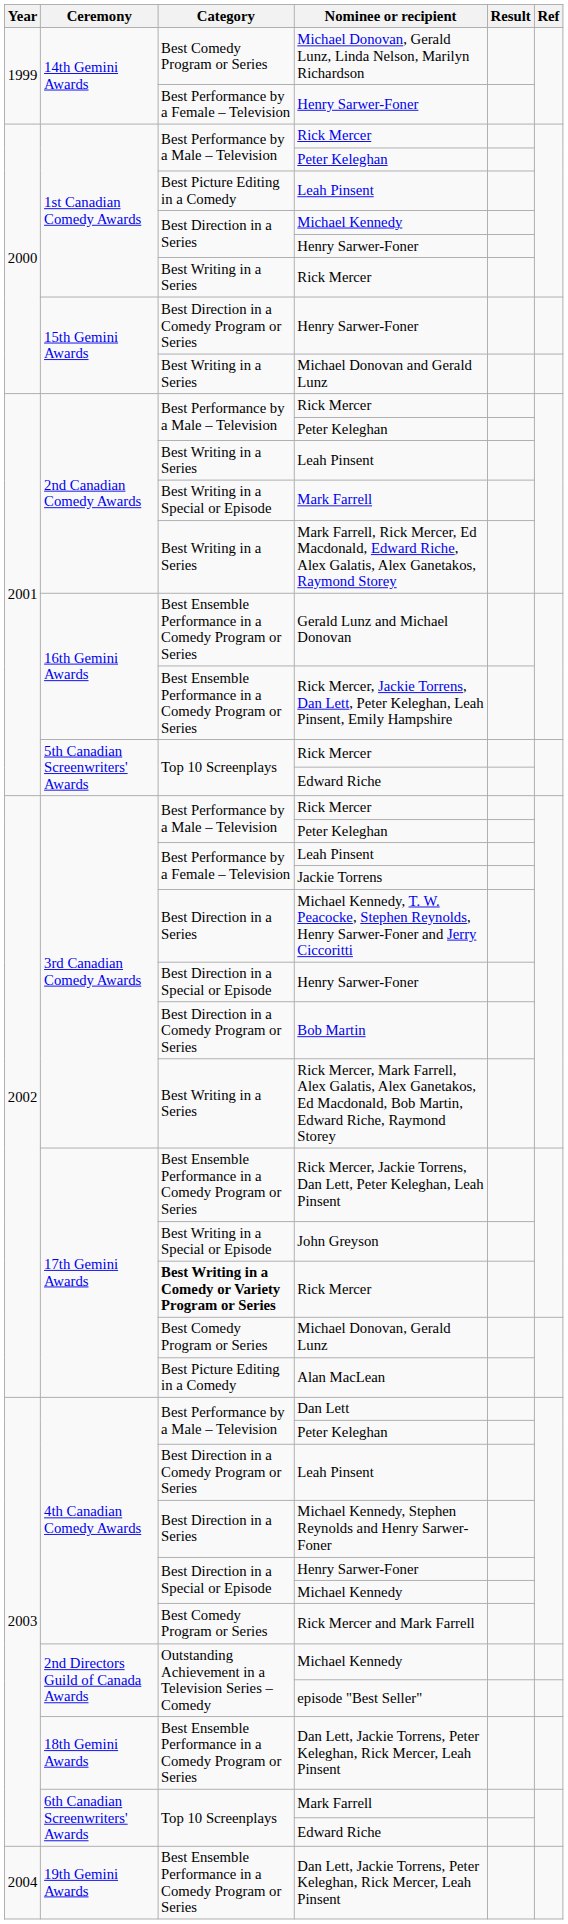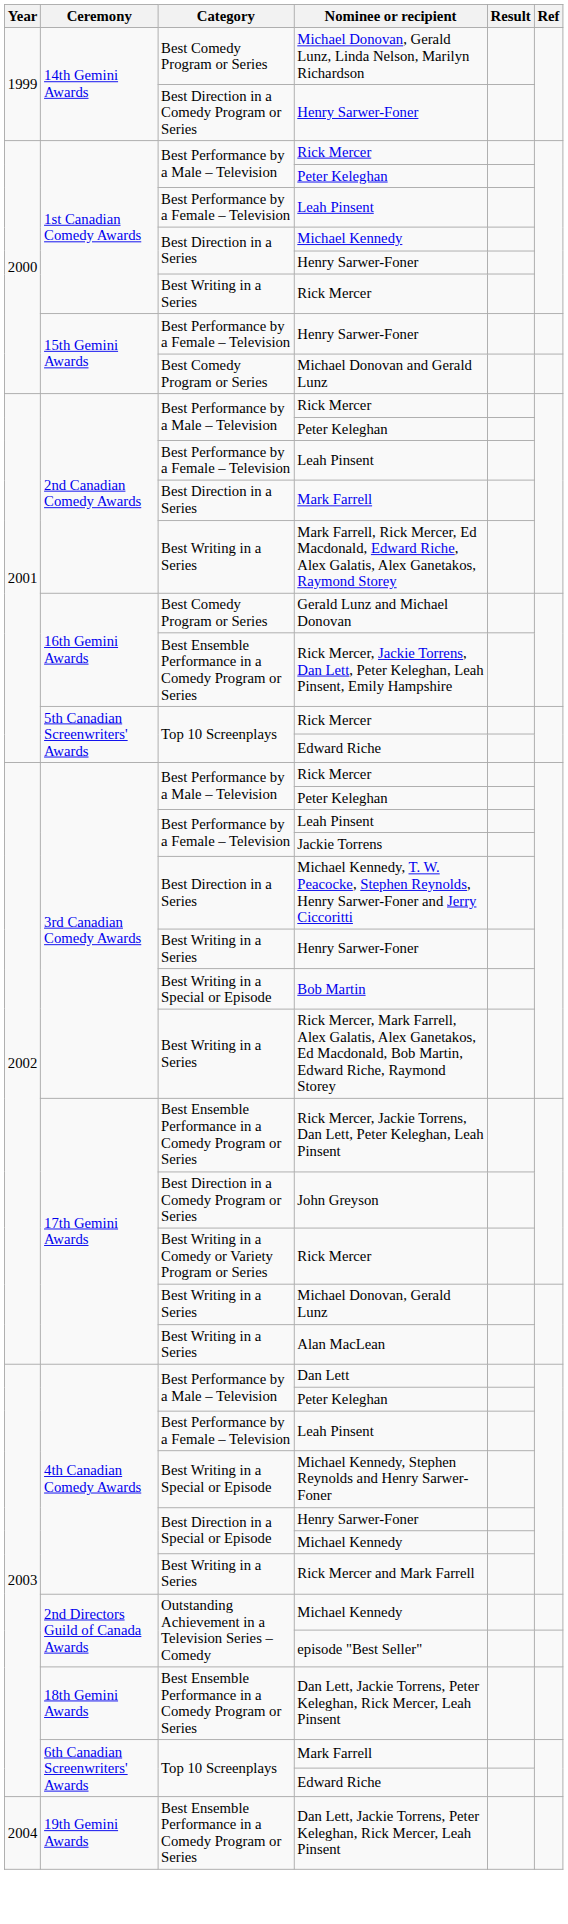(226, 104) Best Performance by a Female – Television -> (221, 112) Best Direction in a Comedy Program or Series
(220, 190) Best Picture Editing in a Comedy -> (226, 207) Best Performance by a Female – Television
(221, 325) Best Direction in a Comedy Program or Series -> (226, 333) Best Performance by a Female – Television
(211, 373) Best Writing in a Series -> (214, 373) Best Comedy Program or Series
(211, 460) Best Writing in a Series -> (226, 460) Best Performance by a Female – Television
(216, 500) Best Writing in a Special or Episode -> (217, 500) Best Direction in a Series
(221, 629) Best Ensemble Performance in a Comedy Program or Series -> (214, 613) Best Comedy Program or Series
(217, 982) Best Direction in a Special or Episode -> (211, 949) Best Writing in a Series
(221, 1030) Best Direction in a Comedy Program or Series -> (216, 988) Best Writing in a Special or Episode
(216, 1241) Best Writing in a Special or Episode -> (221, 1199) Best Direction in a Comedy Program or Series
(221, 1289) bold -> (217, 1256) normal
(214, 1337) Best Comedy Program or Series -> (211, 1304) Best Writing in a Series
(220, 1377) Best Picture Editing in a Comedy -> (211, 1344) Best Writing in a Series
(221, 1472) Best Direction in a Comedy Program or Series -> (226, 1430) Best Performance by a Female – Television
(217, 1528) Best Direction in a Series -> (216, 1479) Best Writing in a Special or Episode
(214, 1623) Best Comedy Program or Series -> (211, 1573) Best Writing in a Series
